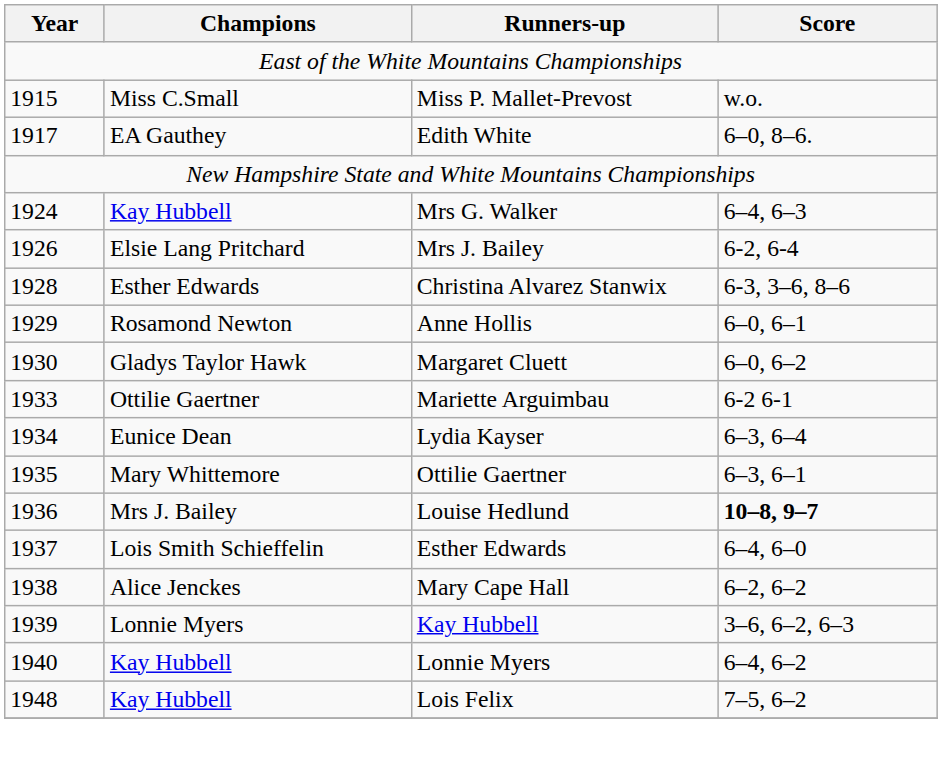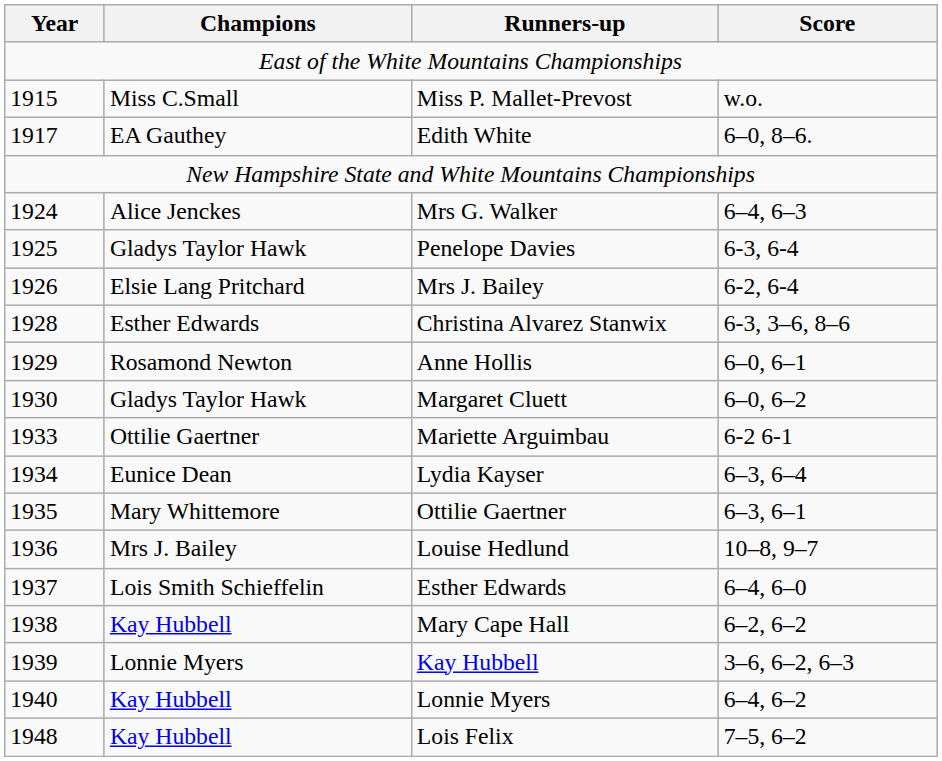(171, 211) Kay Hubbell -> (175, 211) Alice Jenckes
+ row: (496, 248)
(771, 511) bold -> (771, 549) normal
(175, 586) Alice Jenckes -> (171, 624) Kay Hubbell
